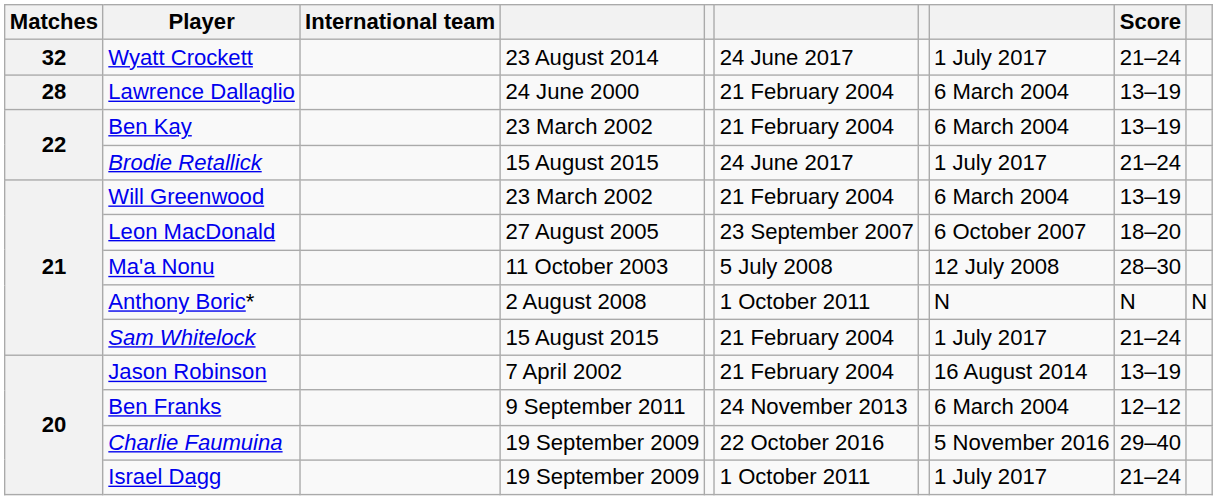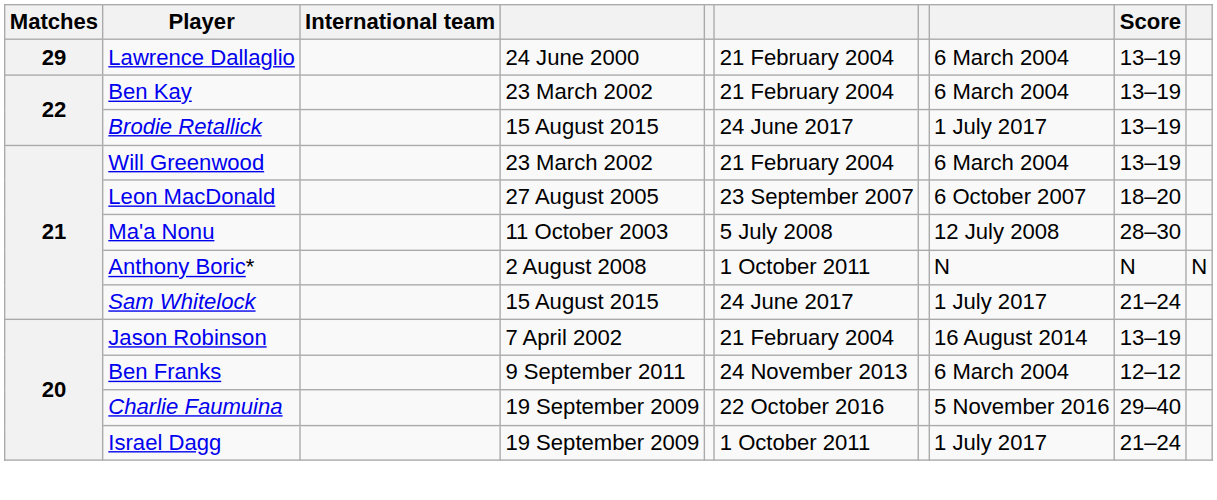- row: (181, 57)
(54, 92) 28 -> (54, 57) 29
(1150, 162) 21–24 -> (1150, 127) 13–19
(807, 337) 21 February 2004 -> (787, 302) 24 June 2017
